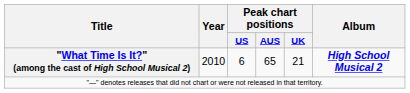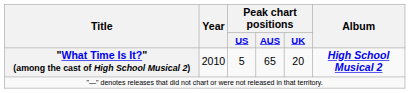(242, 62) 6 -> (242, 62) 5
(298, 62) 21 -> (298, 62) 20
